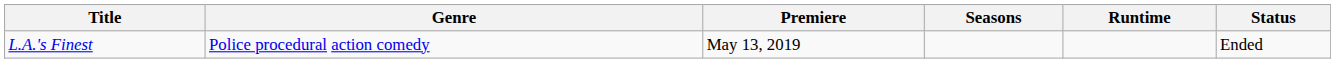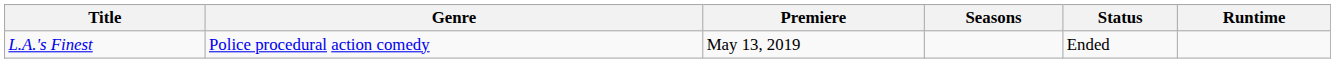columns swapped: (1140, 17) <-> (1273, 17)
